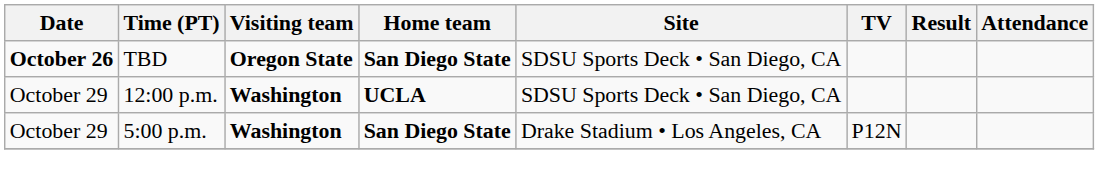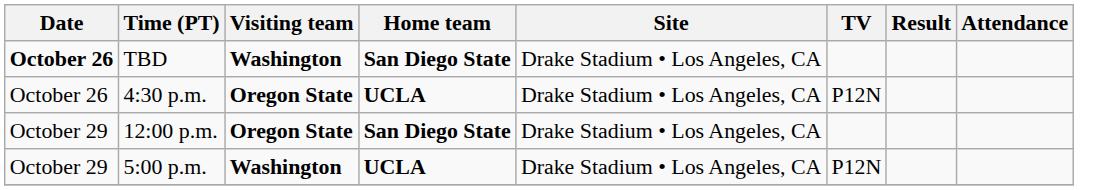(291, 58) Oregon State -> (286, 58) Washington
(681, 58) SDSU Sports Deck • San Diego, CA -> (671, 58) Drake Stadium • Los Angeles, CA
+ row: (165, 94)
(286, 94) Washington -> (291, 131) Oregon State
(395, 94) UCLA -> (437, 131) San Diego State
(681, 94) SDSU Sports Deck • San Diego, CA -> (671, 131) Drake Stadium • Los Angeles, CA
(437, 131) San Diego State -> (395, 167) UCLA
